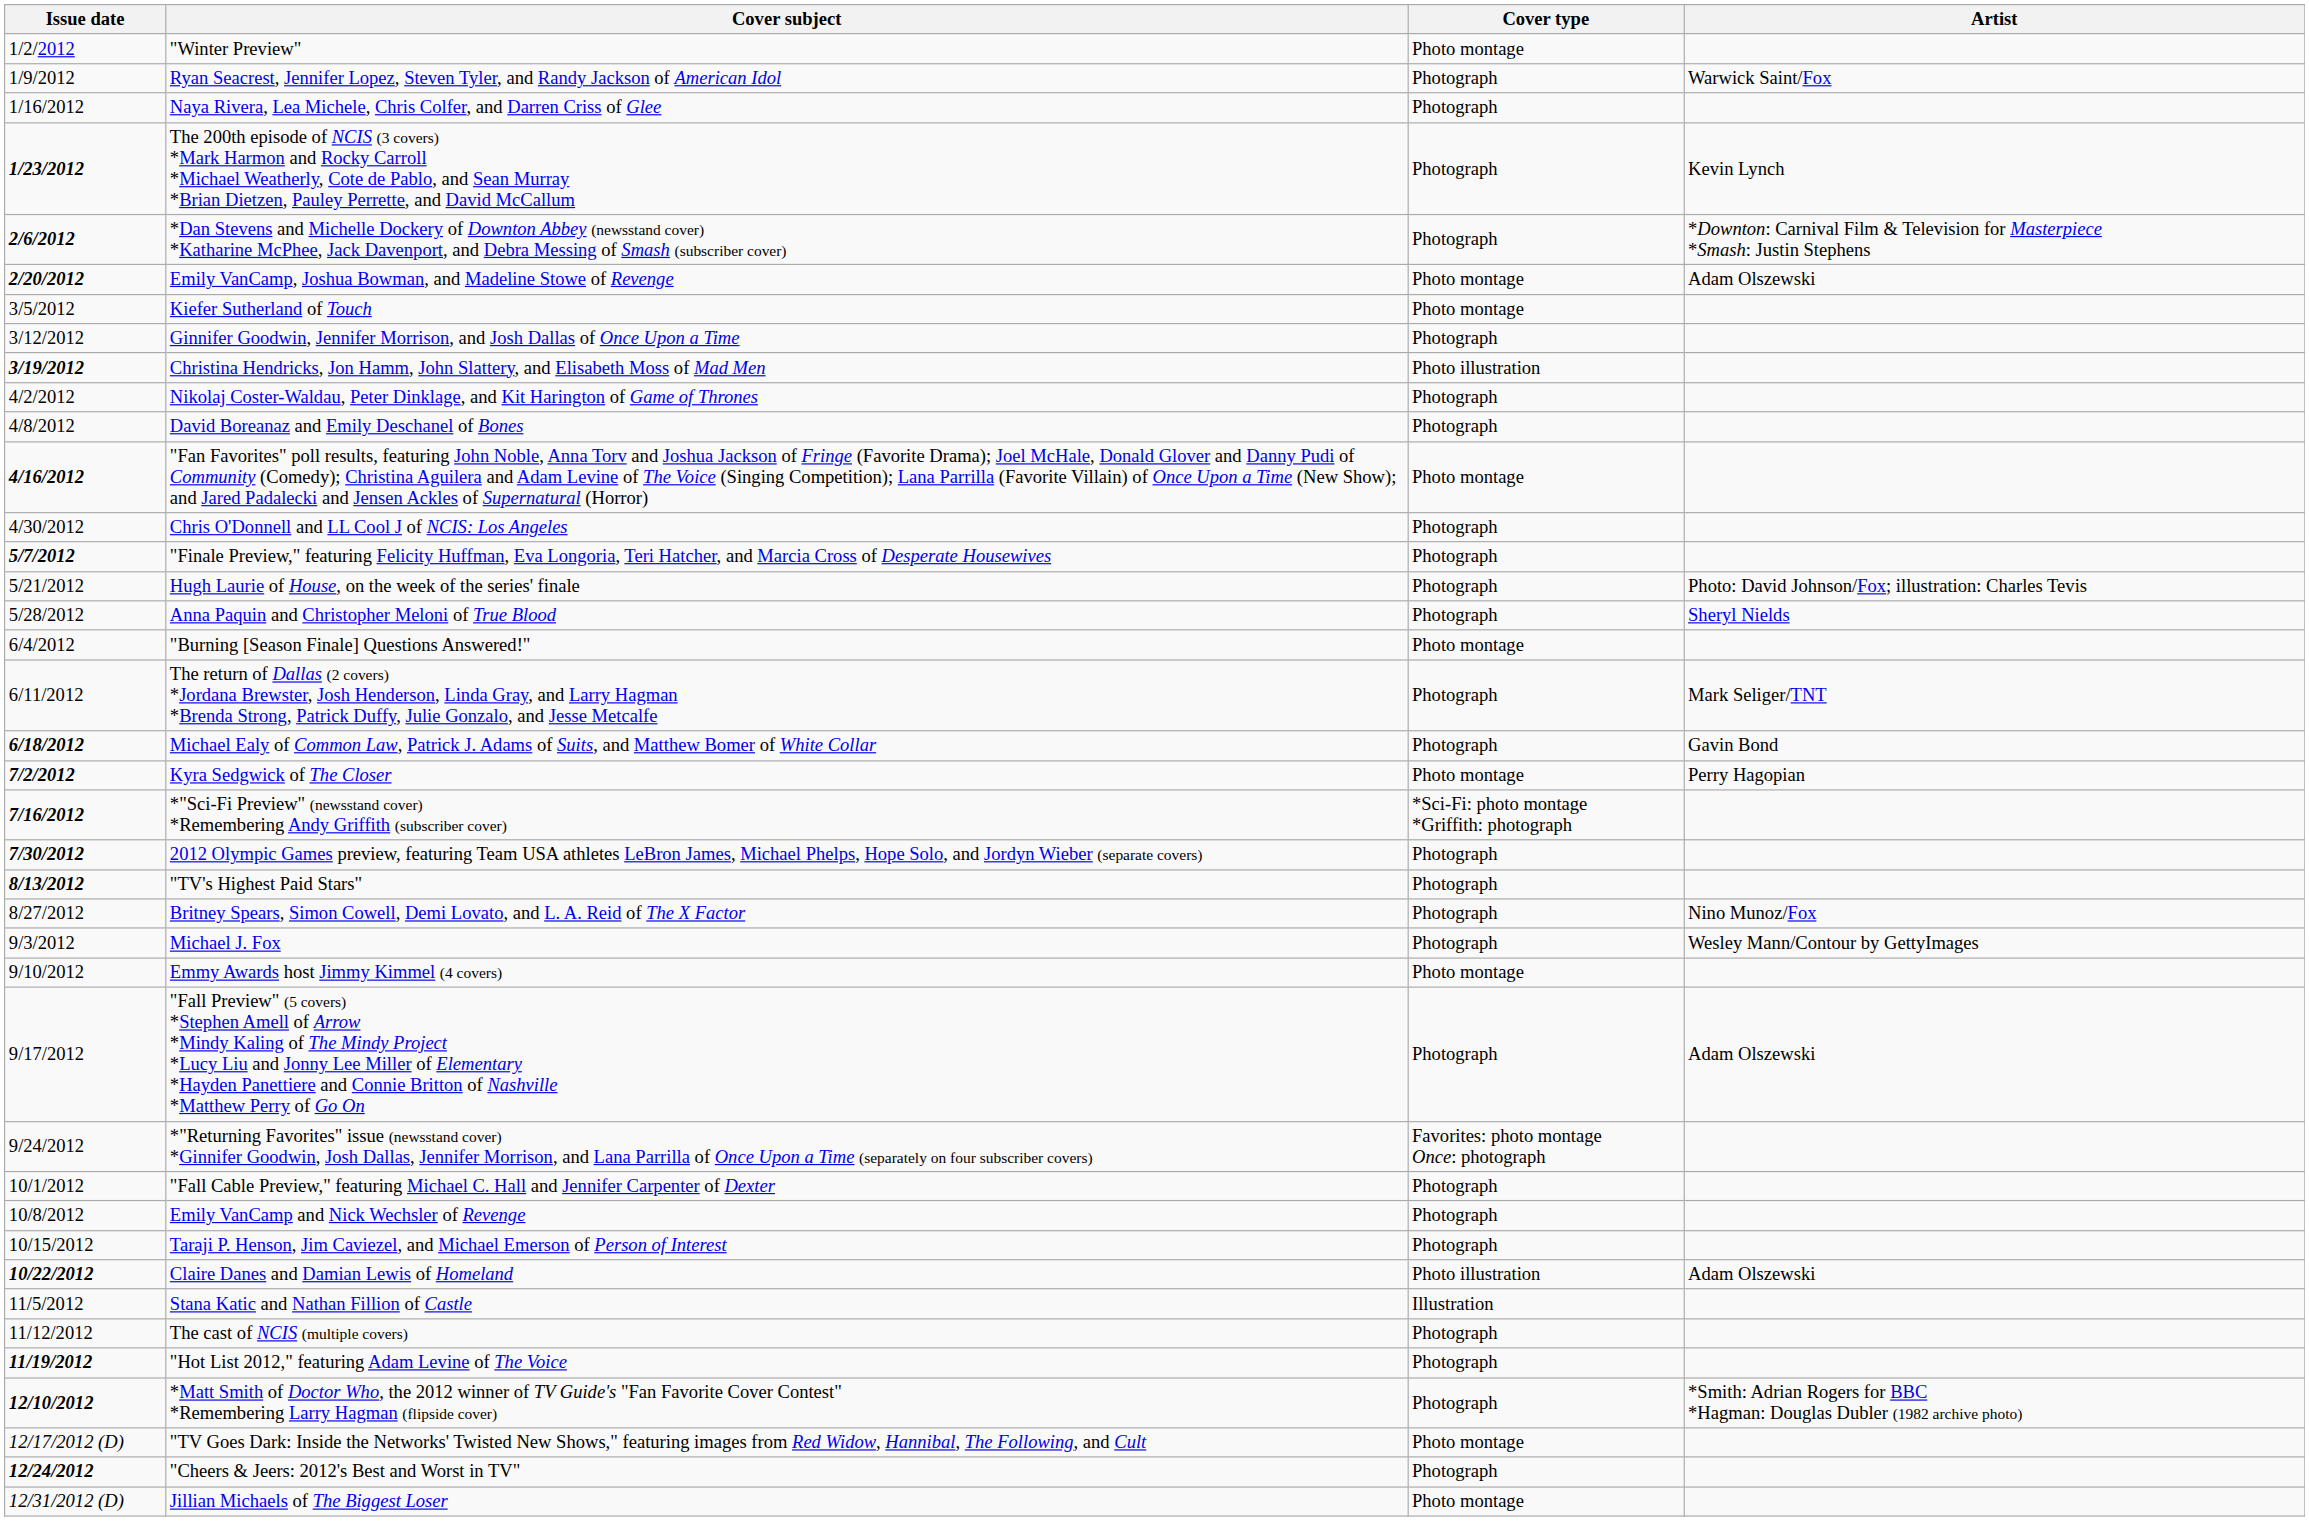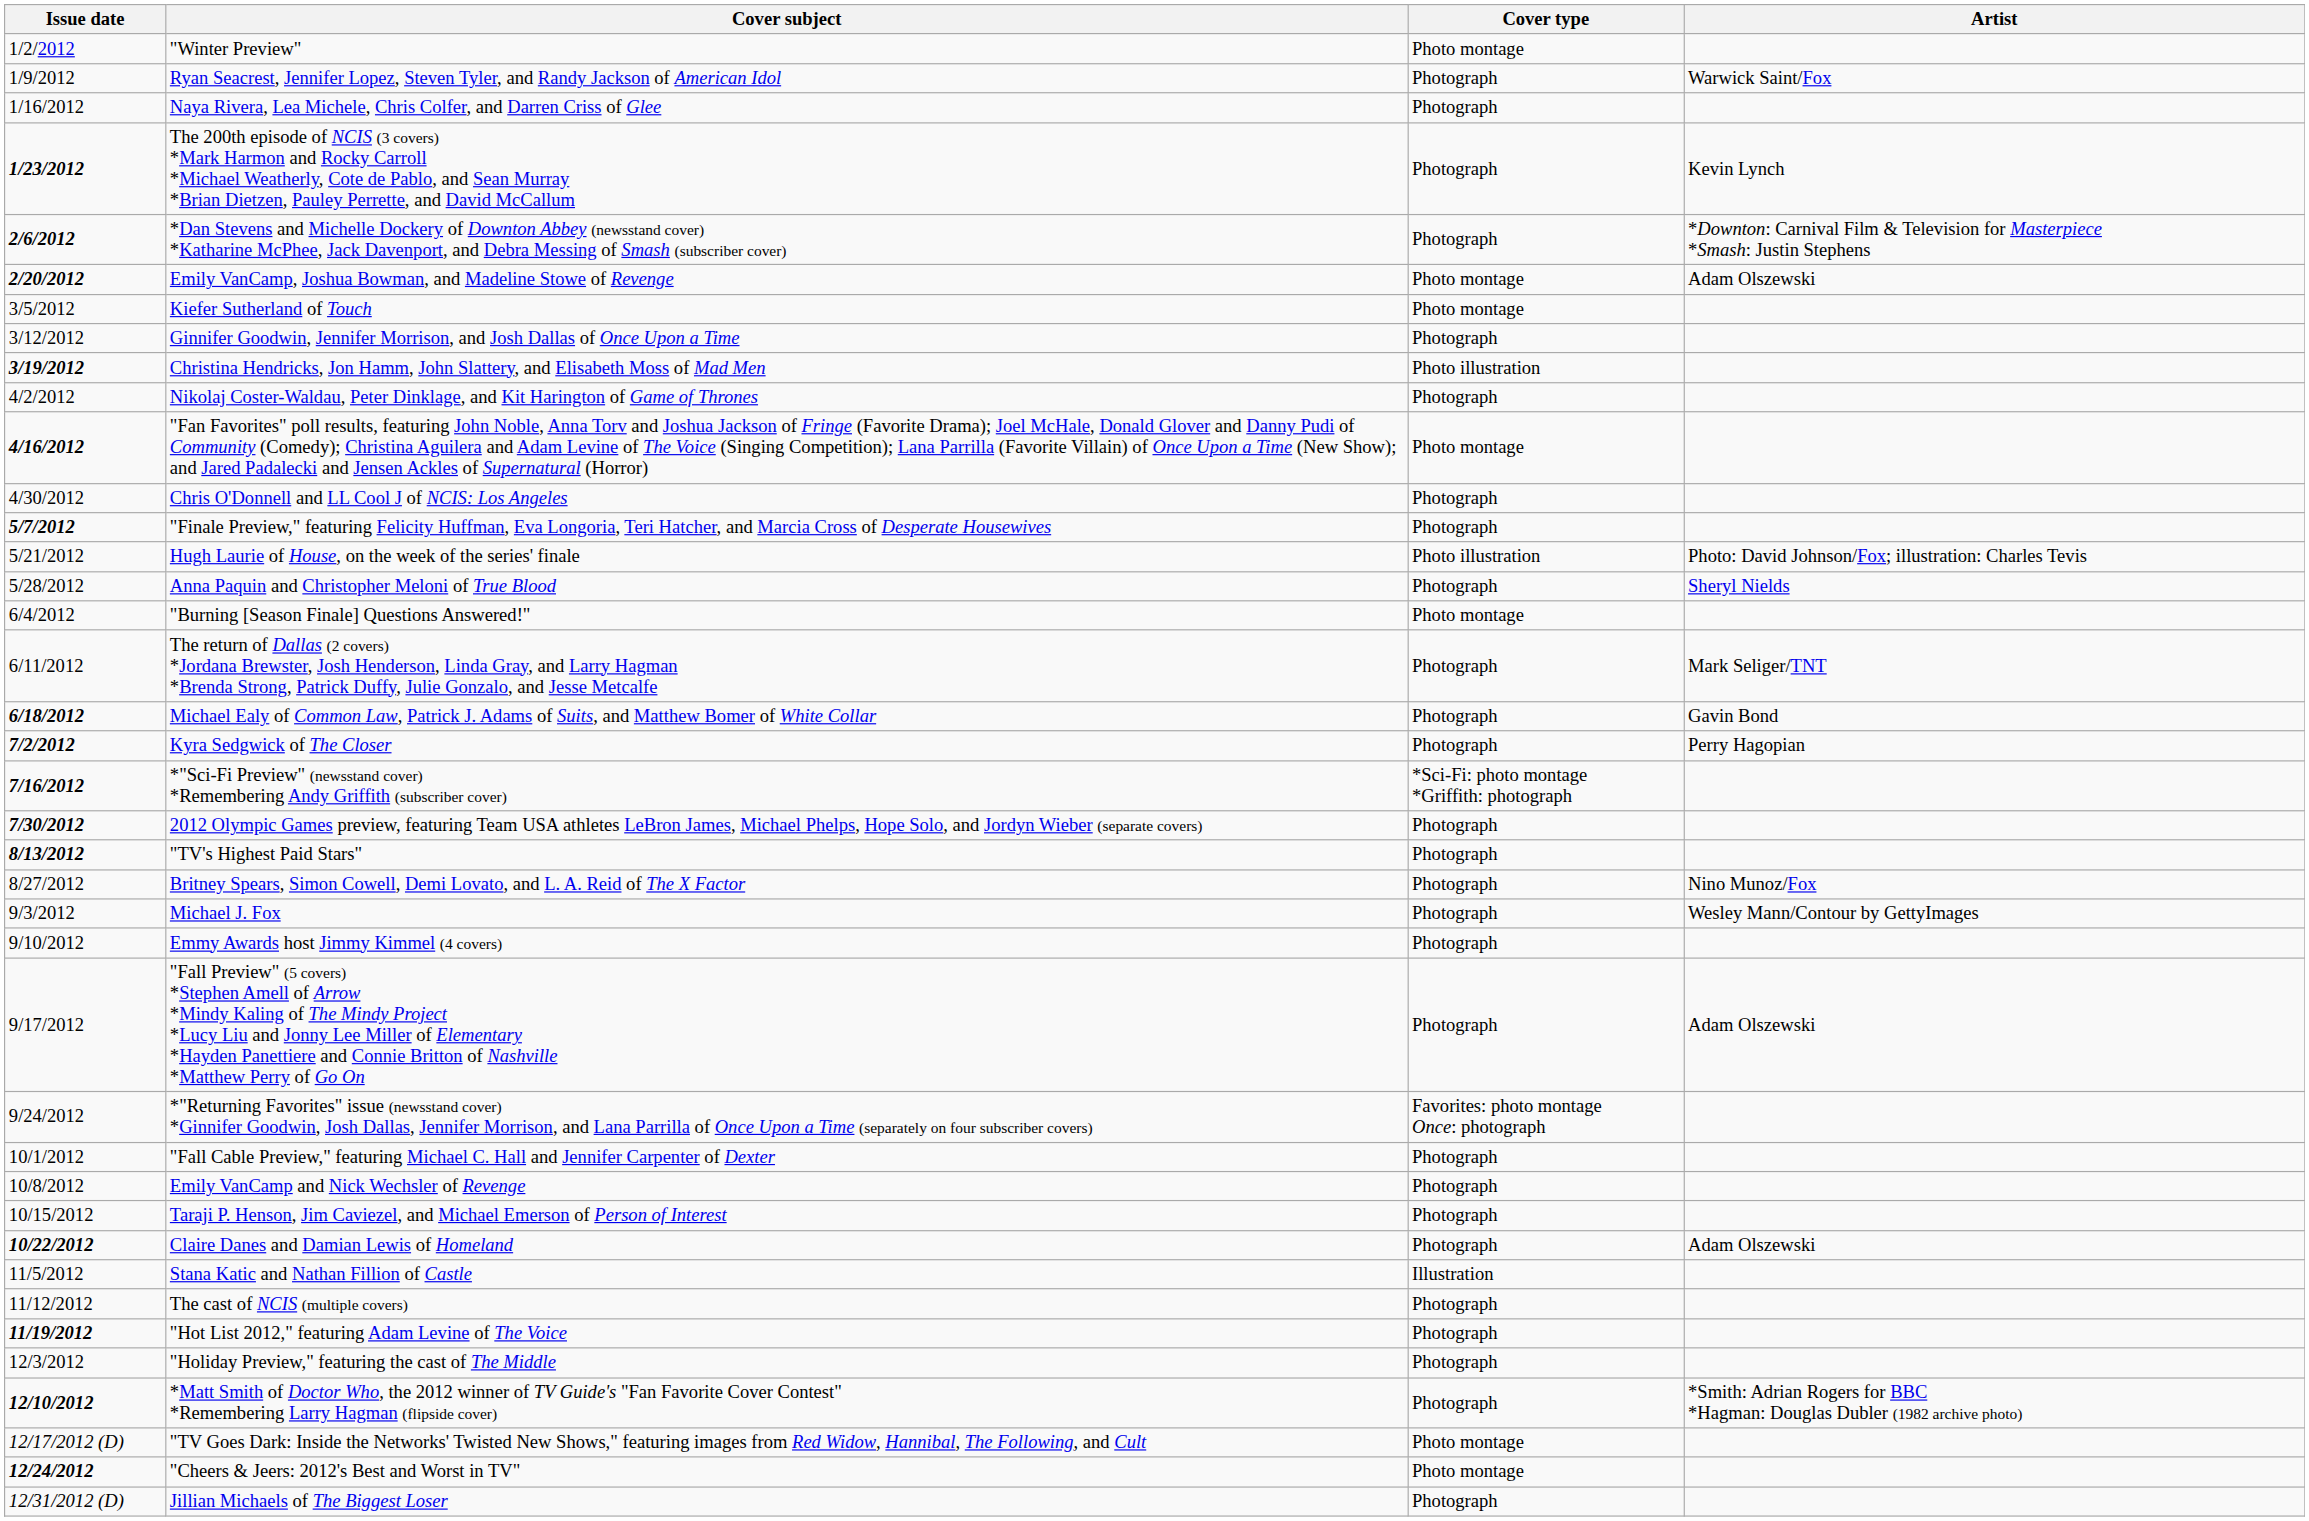- row: (347, 426)
(1455, 586) Photograph -> (1476, 556) Photo illustration
(1468, 774) Photo montage -> (1455, 745) Photograph
(1468, 972) Photo montage -> (1455, 943) Photograph
(1476, 1274) Photo illustration -> (1455, 1244) Photograph
+ row: (363, 1362)
(1455, 1471) Photograph -> (1468, 1471) Photo montage
(1468, 1501) Photo montage -> (1455, 1501) Photograph
